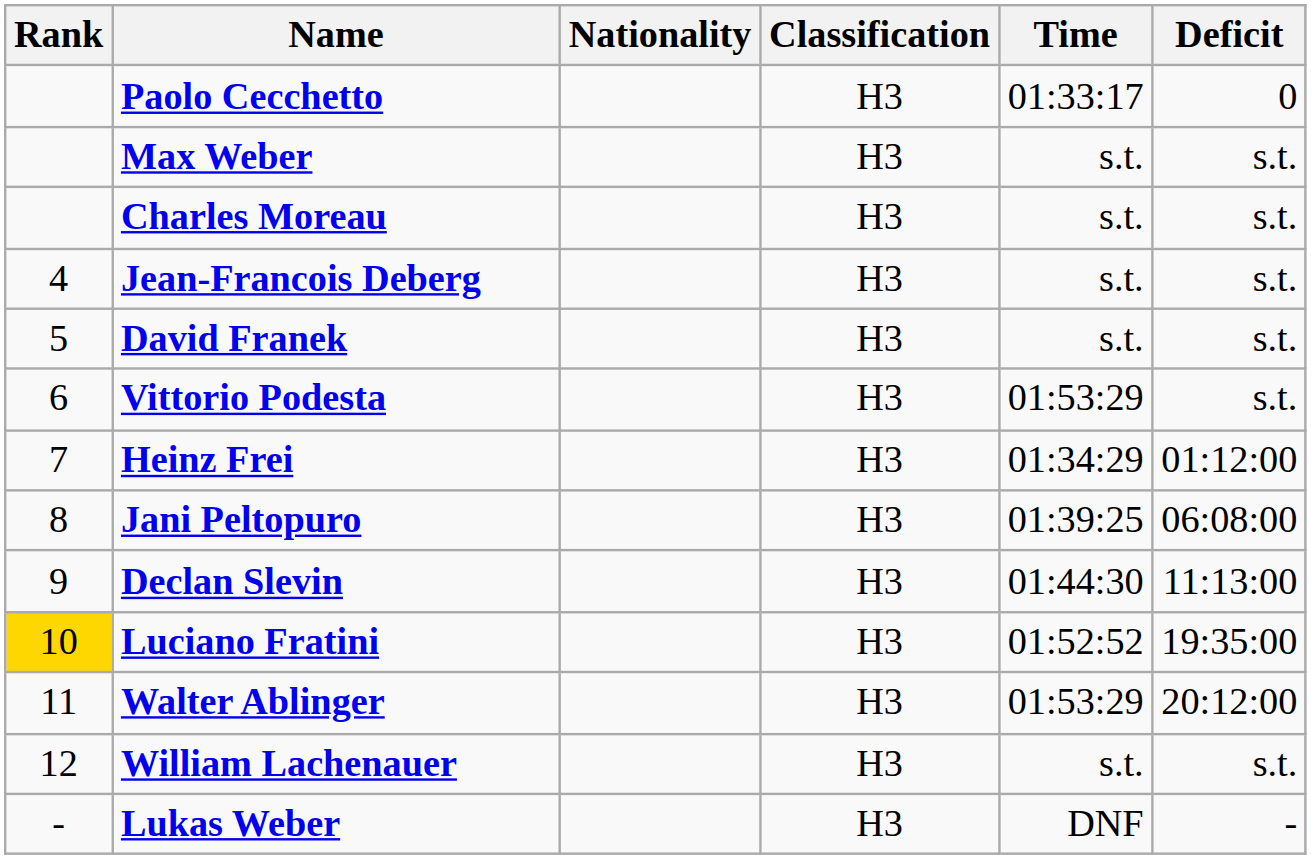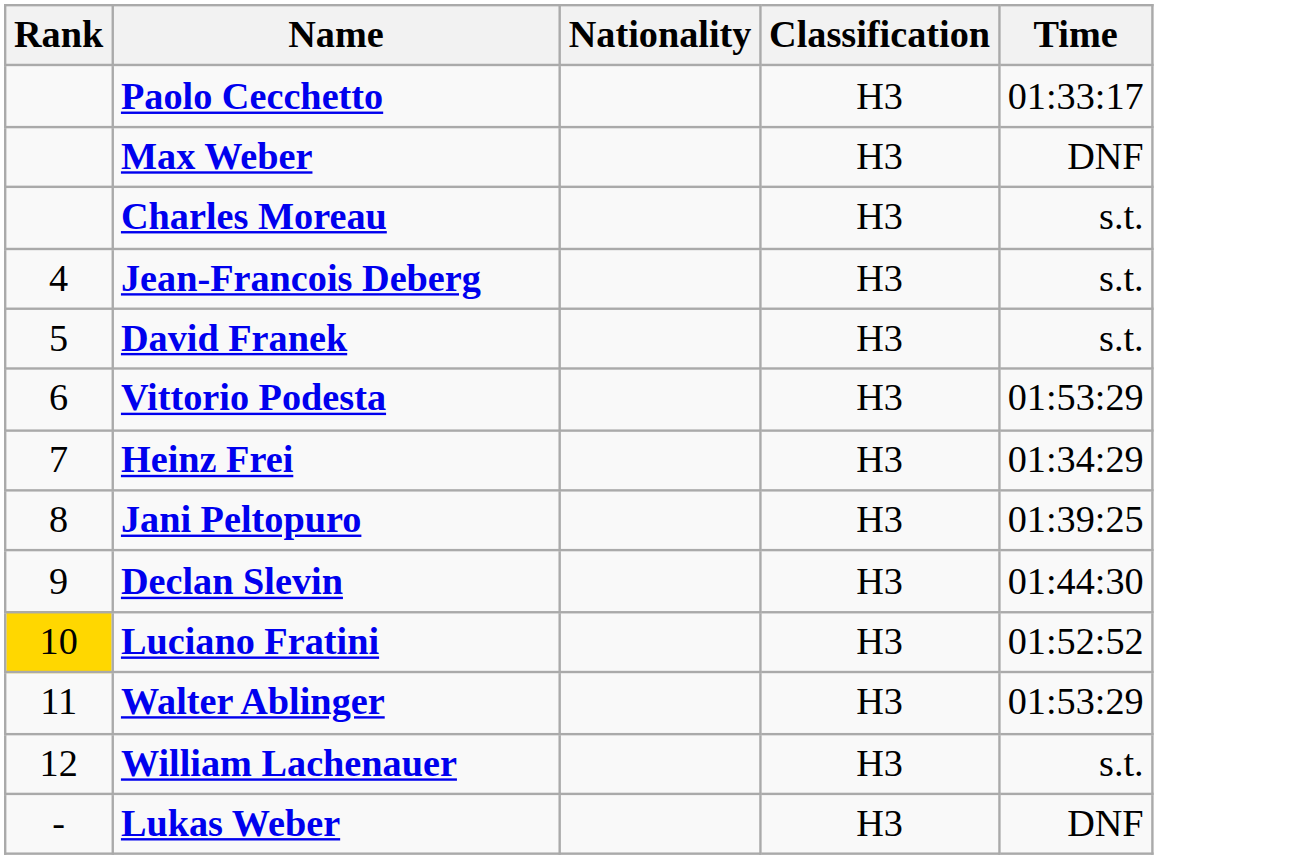- column: (1229, 34)
(1121, 156) s.t. -> (1105, 156) DNF
